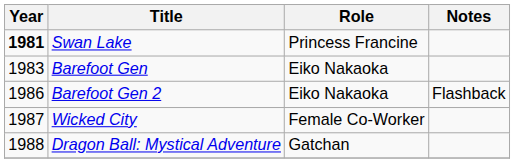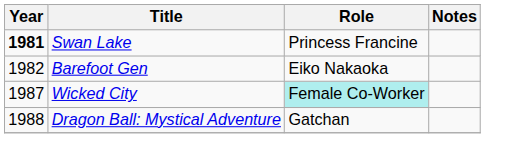(26, 68) 1983 -> (26, 68) 1982
- row: (106, 94)
(357, 119) no background -> (357, 94) paleturquoise background
